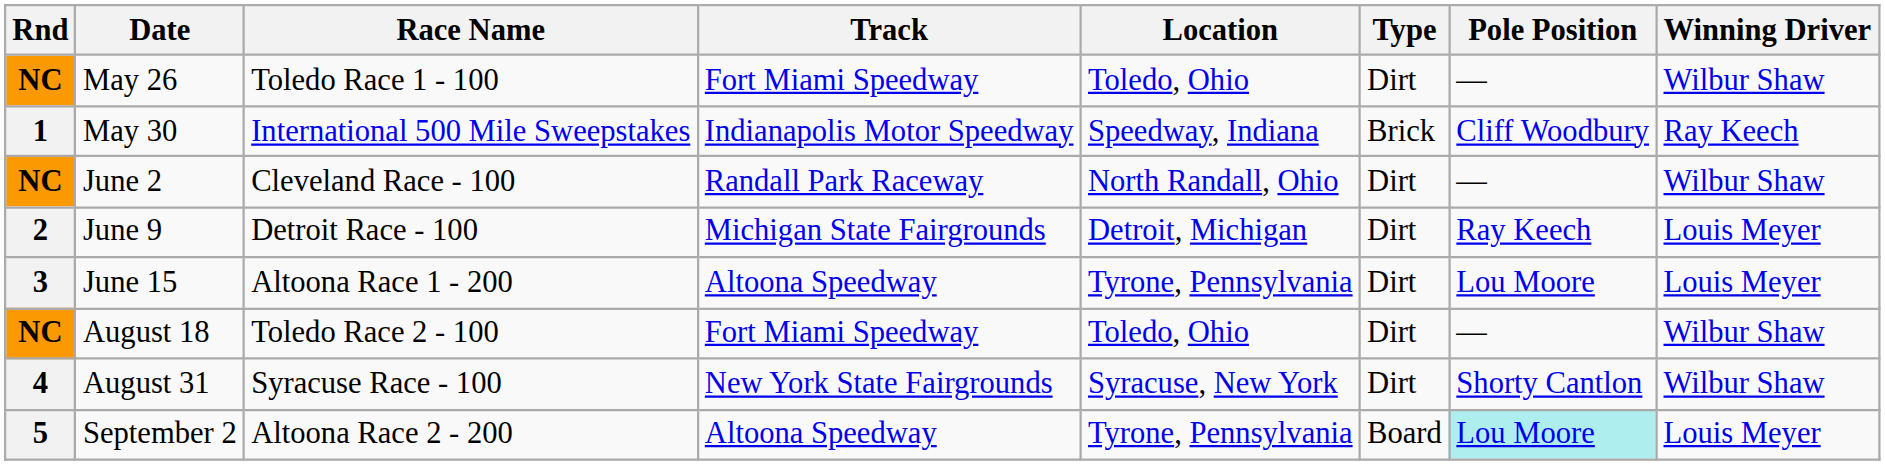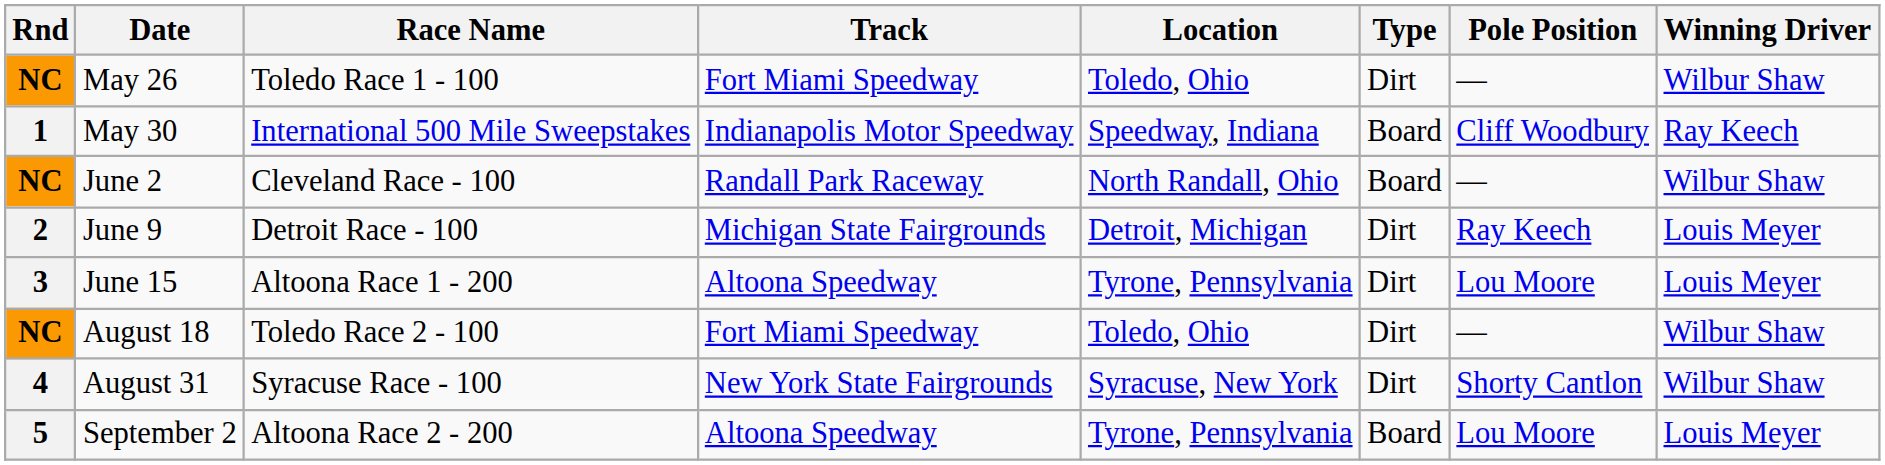(1401, 130) Brick -> (1404, 130) Board
(1392, 180) Dirt -> (1404, 180) Board
(1526, 433) paleturquoise background -> (1526, 433) no background
